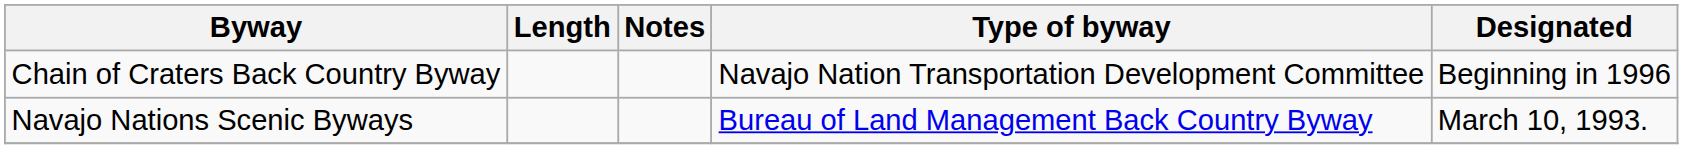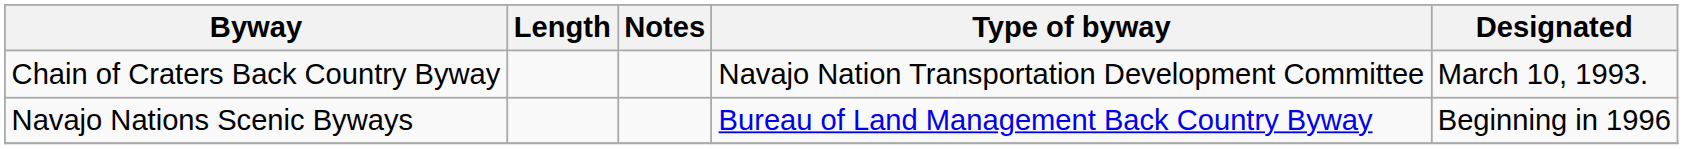(1554, 73) Beginning in 1996 -> (1543, 73) March 10, 1993.
(1543, 119) March 10, 1993. -> (1554, 119) Beginning in 1996
